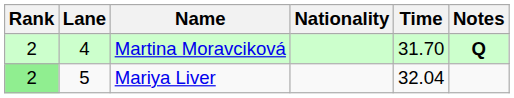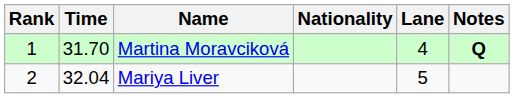columns swapped: (84, 19) <-> (421, 19)
(32, 48) 2 -> (32, 48) 1
(32, 78) lightgreen background -> (32, 78) no background
